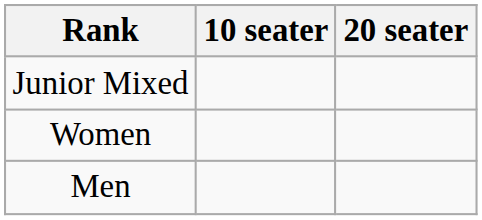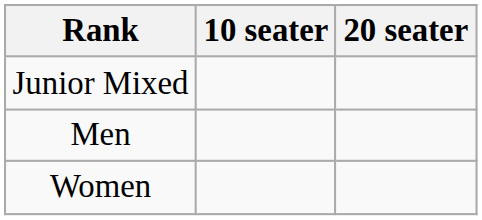rows swapped: (100, 186) <-> (101, 134)
